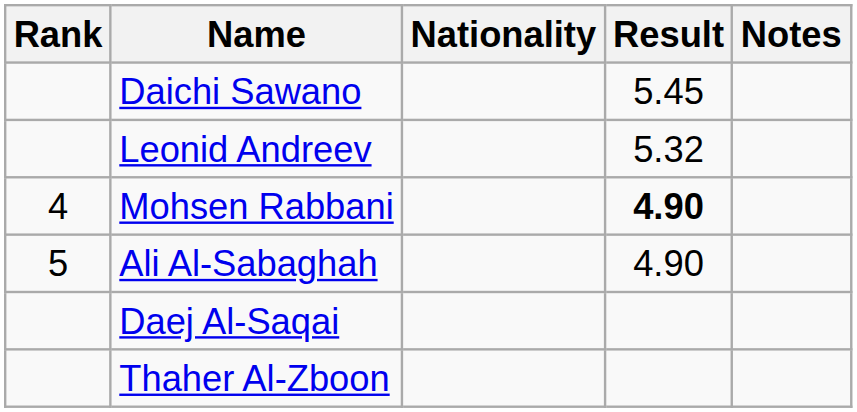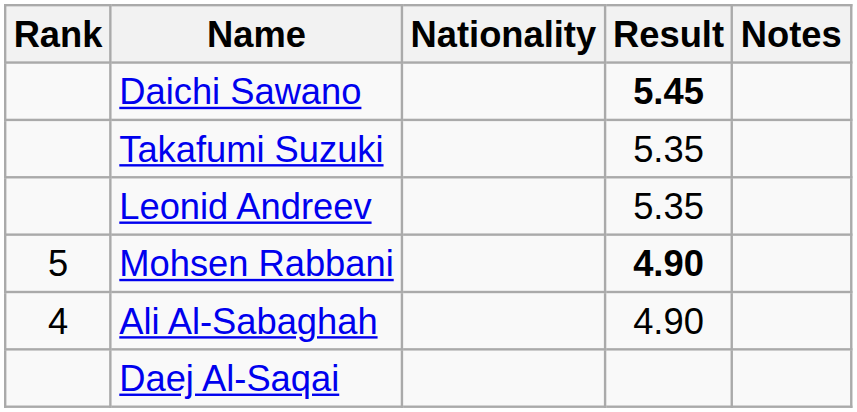(668, 92) normal -> (668, 92) bold
+ row: (251, 149)
(668, 149) 5.32 -> (668, 207) 5.35
(58, 207) 4 -> (58, 264) 5
(58, 264) 5 -> (58, 322) 4
- row: (254, 379)
